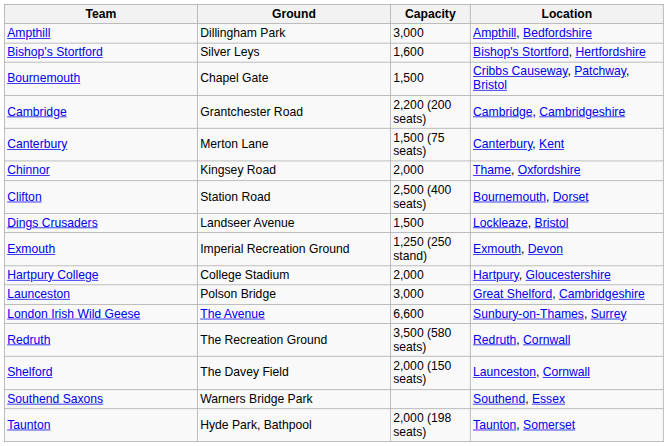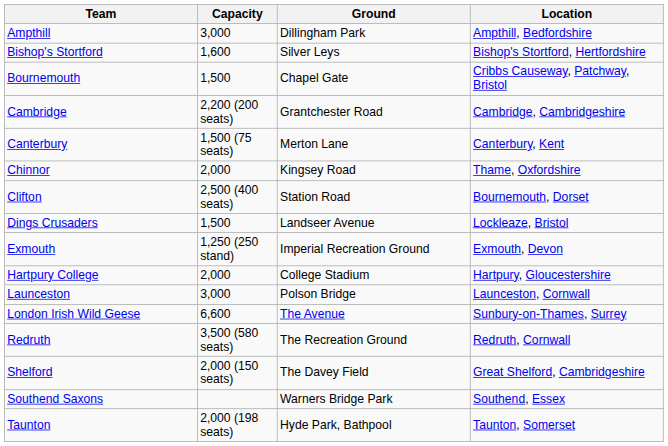columns swapped: (294, 14) <-> (430, 14)
(559, 294) Great Shelford, Cambridgeshire -> (532, 294) Launceston, Cornwall
(532, 373) Launceston, Cornwall -> (559, 373) Great Shelford, Cambridgeshire
